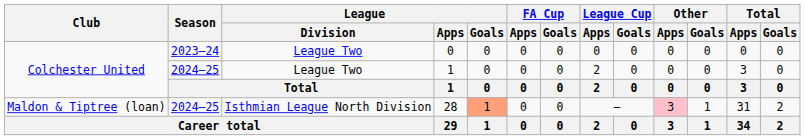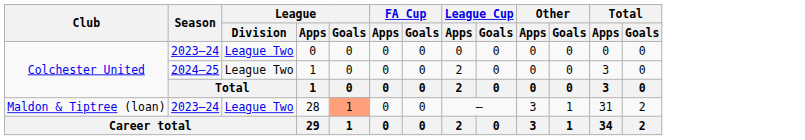(195, 107) 2024–25 -> (195, 107) 2023–24
(328, 107) Isthmian League North Division -> (259, 107) League Two
(671, 107) pink background -> (533, 107) no background
